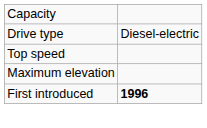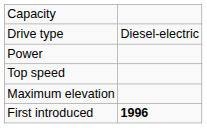+ row: (25, 53)
